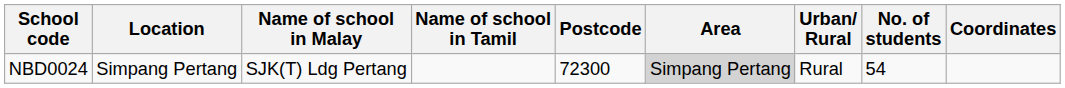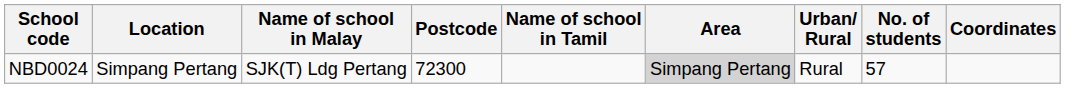columns swapped: (483, 29) <-> (601, 29)
(876, 68) 54 -> (876, 68) 57
